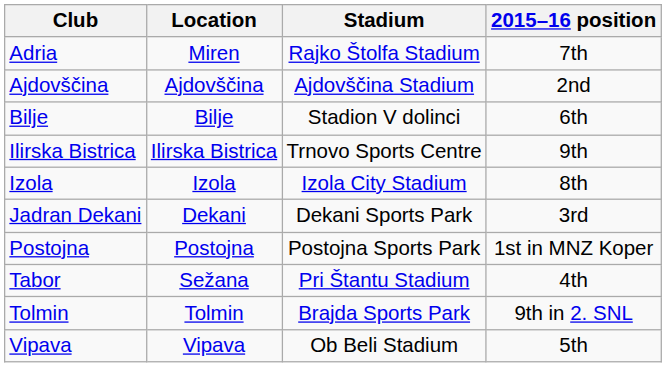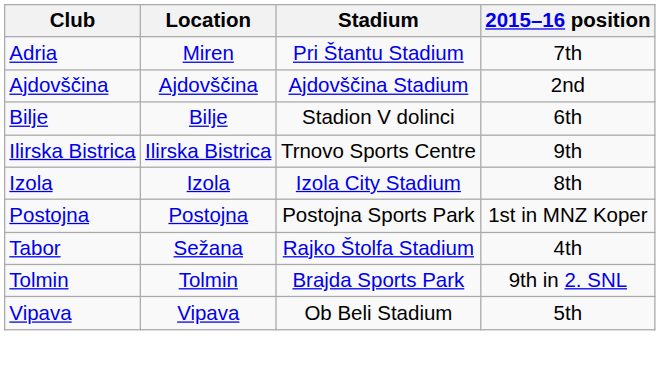(384, 53) Rajko Štolfa Stadium -> (378, 53) Pri Štantu Stadium
- row: (75, 215)
(384, 280) Pri Štantu Stadium -> (378, 248) Rajko Štolfa Stadium
